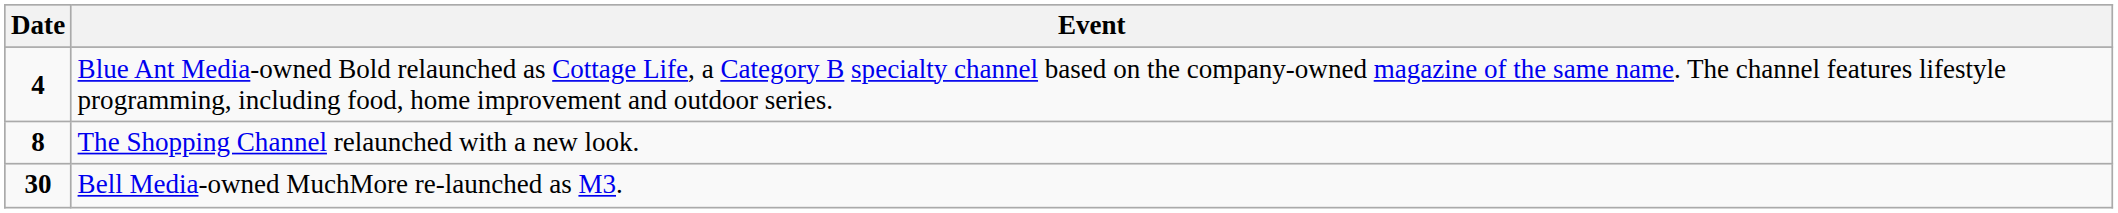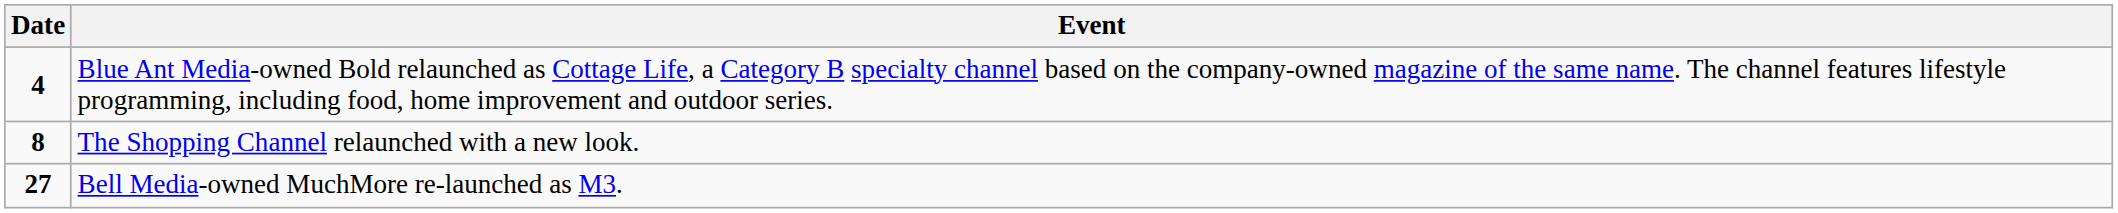(38, 185) 30 -> (38, 185) 27
